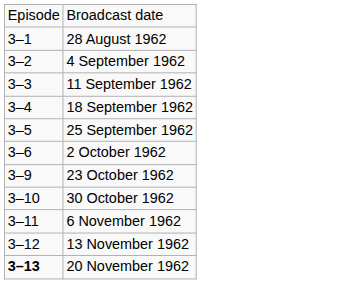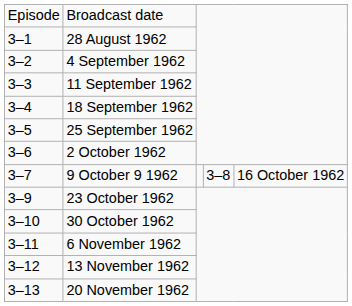+ row: (122, 175)
(24, 267) bold -> (24, 289) normal
